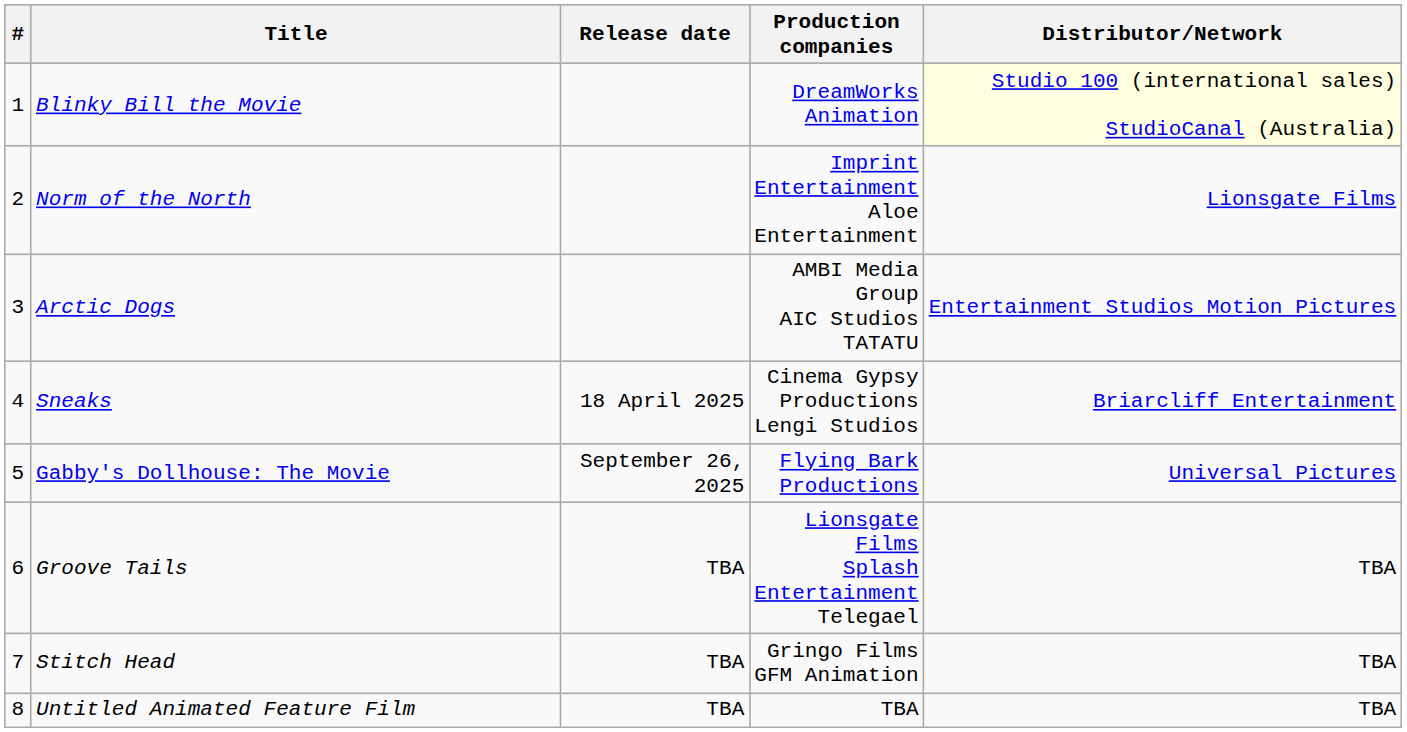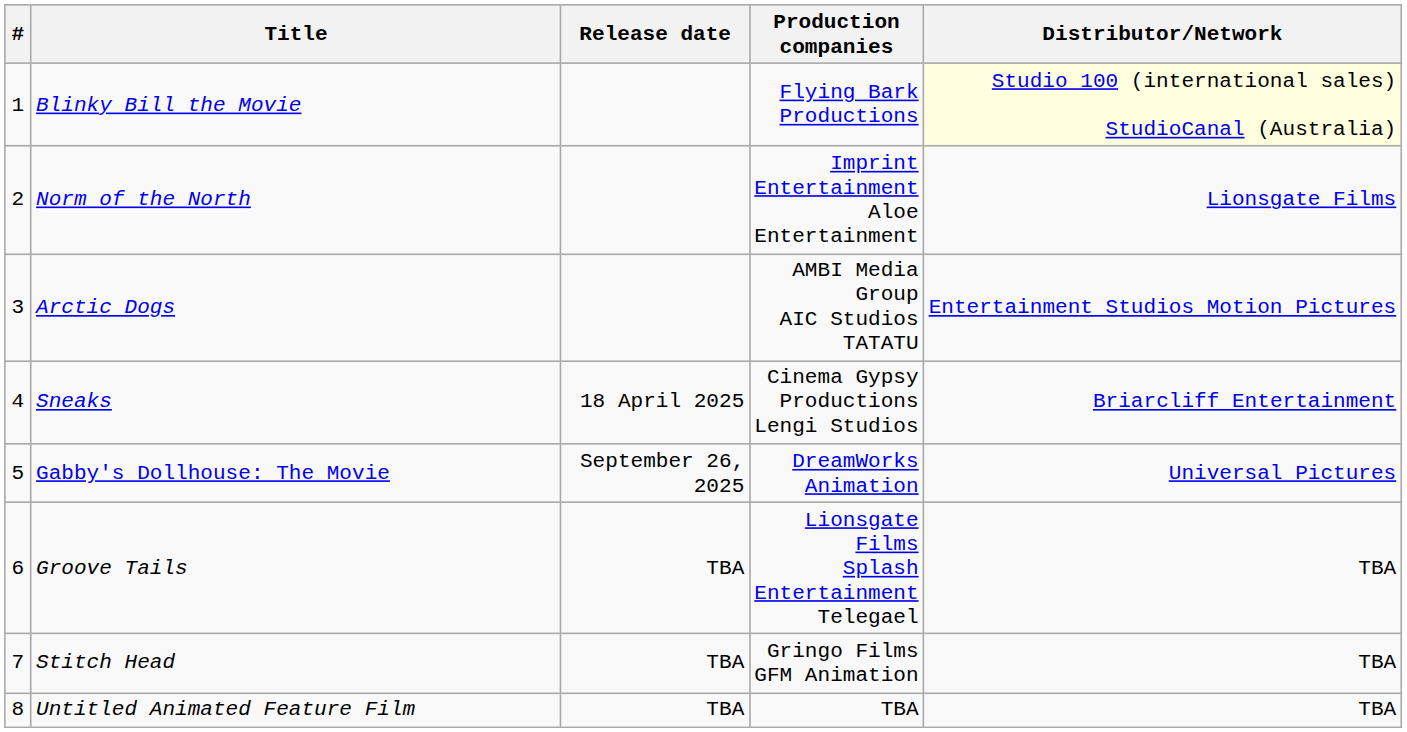(855, 105) DreamWorks Animation -> (849, 105) Flying Bark Productions
(849, 473) Flying Bark Productions -> (855, 473) DreamWorks Animation
